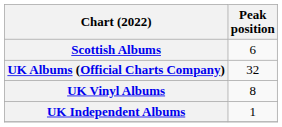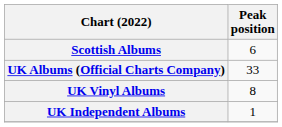(253, 70) 32 -> (253, 70) 33
